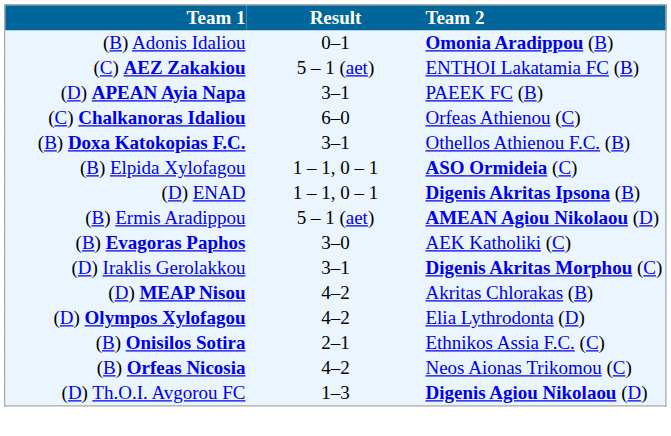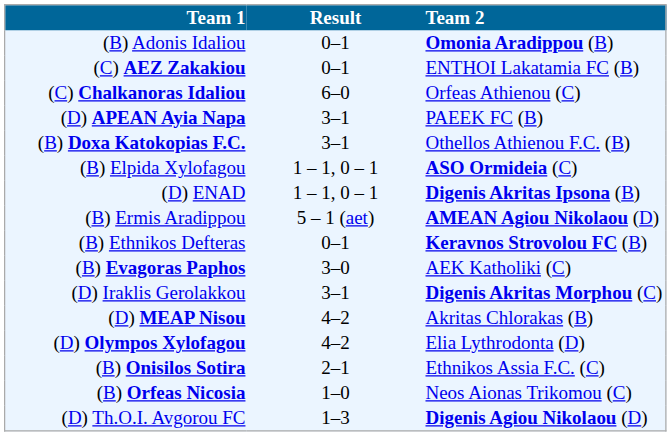(335, 67) 5 – 1 (aet) -> (335, 67) 0–1
rows swapped: (153, 92) <-> (147, 117)
+ row: (162, 242)
(335, 367) 4–2 -> (335, 392) 1–0
